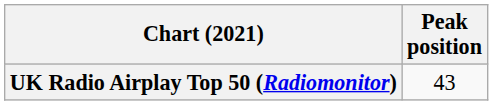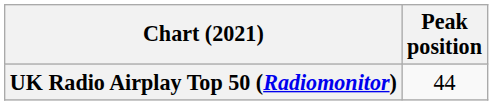(445, 81) 43 -> (445, 81) 44
